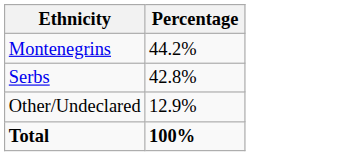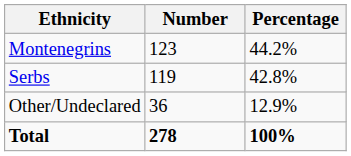+ column: (195, 19)
